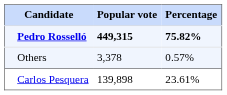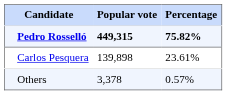rows swapped: (53, 79) <-> (32, 57)
